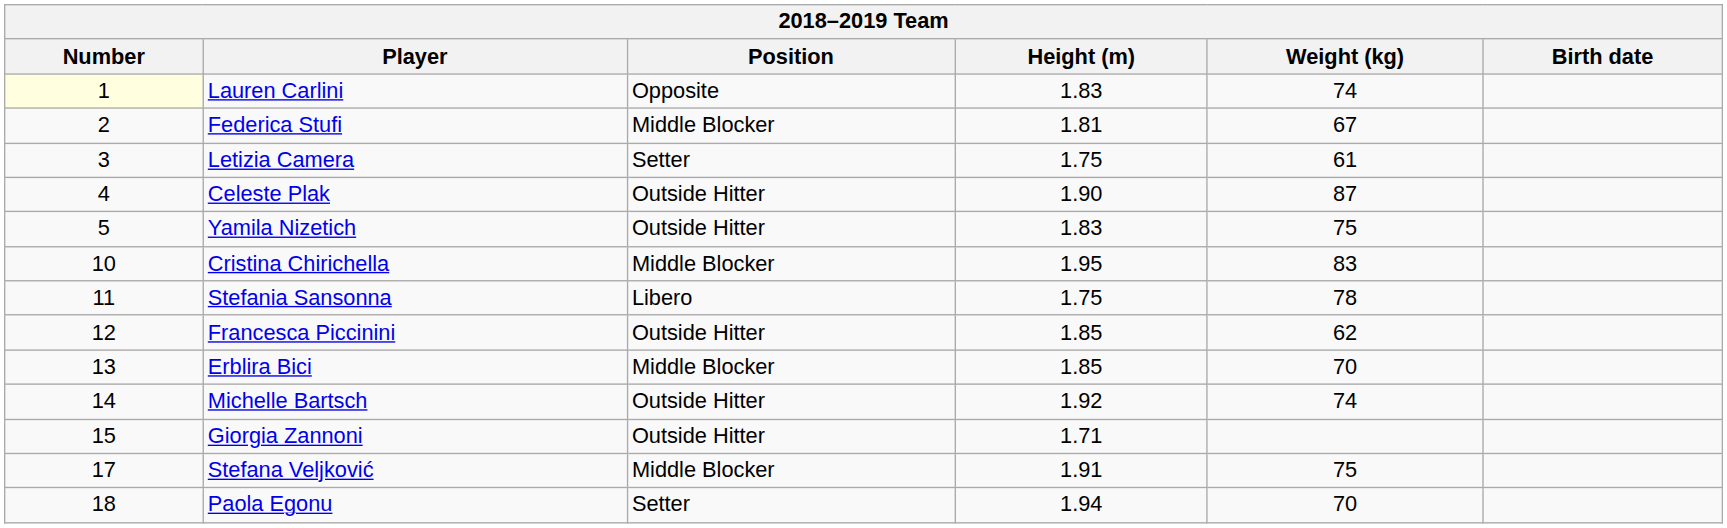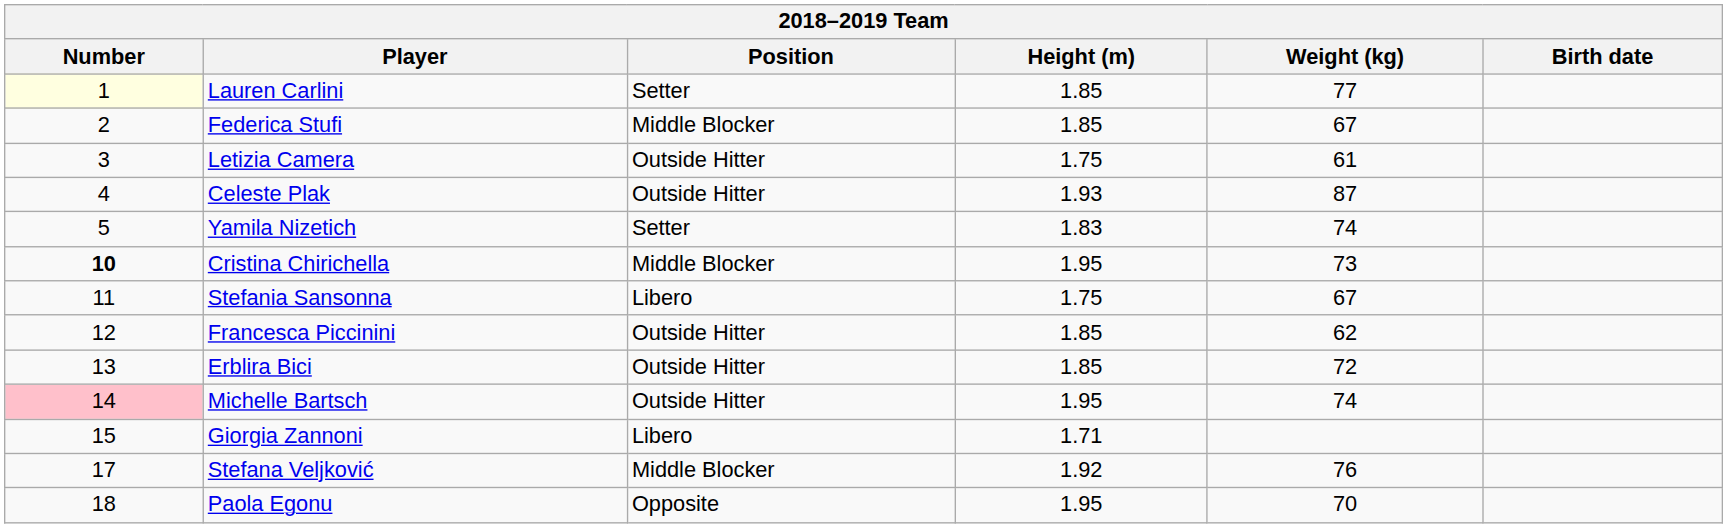(675, 90) Opposite -> (661, 90) Setter
(1081, 90) 1.83 -> (1081, 90) 1.85
(1345, 90) 74 -> (1345, 90) 77
(1081, 125) 1.81 -> (1081, 125) 1.85
(661, 159) Setter -> (698, 159) Outside Hitter
(1081, 194) 1.90 -> (1081, 194) 1.93
(698, 228) Outside Hitter -> (661, 228) Setter
(1345, 228) 75 -> (1345, 228) 74
(104, 263) normal -> (104, 263) bold
(1345, 263) 83 -> (1345, 263) 73
(1345, 297) 78 -> (1345, 297) 67
(703, 366) Middle Blocker -> (698, 366) Outside Hitter
(1345, 366) 70 -> (1345, 366) 72
(104, 401) no background -> (104, 401) pink background
(1081, 401) 1.92 -> (1081, 401) 1.95
(698, 435) Outside Hitter -> (662, 435) Libero
(1081, 470) 1.91 -> (1081, 470) 1.92
(1345, 470) 75 -> (1345, 470) 76
(661, 504) Setter -> (675, 504) Opposite
(1081, 504) 1.94 -> (1081, 504) 1.95
